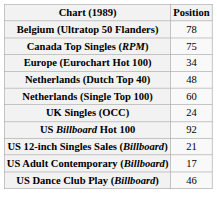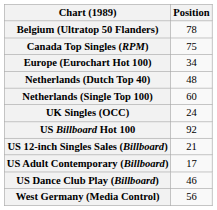+ row: (88, 197)
